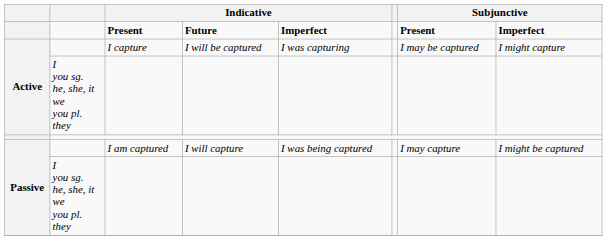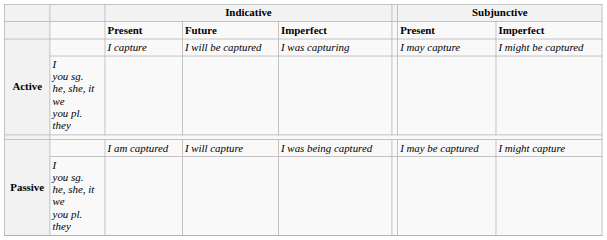(439, 47) I may be captured -> (430, 47) I may capture
(532, 47) I might capture -> (541, 47) I might be captured
(430, 148) I may capture -> (439, 148) I may be captured
(541, 148) I might be captured -> (532, 148) I might capture
